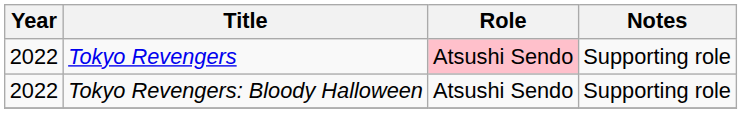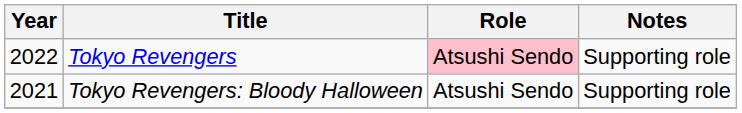(34, 90) 2022 -> (34, 90) 2021
